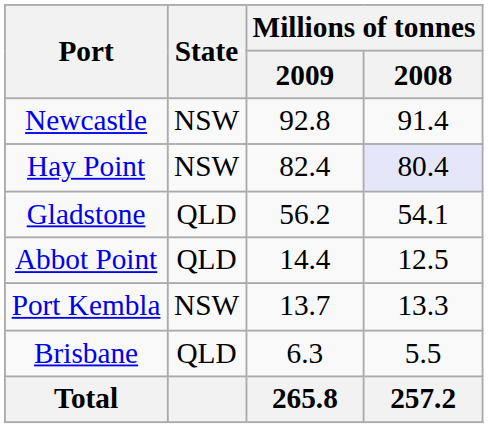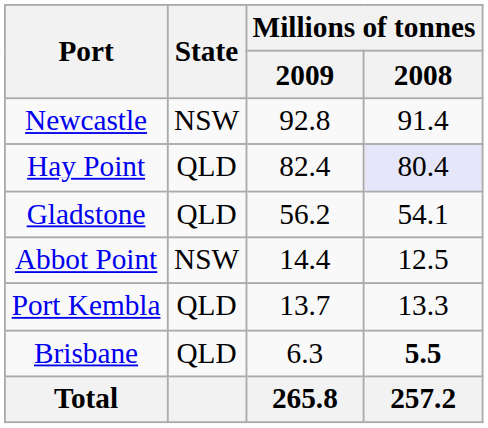(207, 167) NSW -> (207, 167) QLD
(207, 259) QLD -> (207, 259) NSW
(207, 306) NSW -> (207, 306) QLD
(423, 352) normal -> (423, 352) bold
